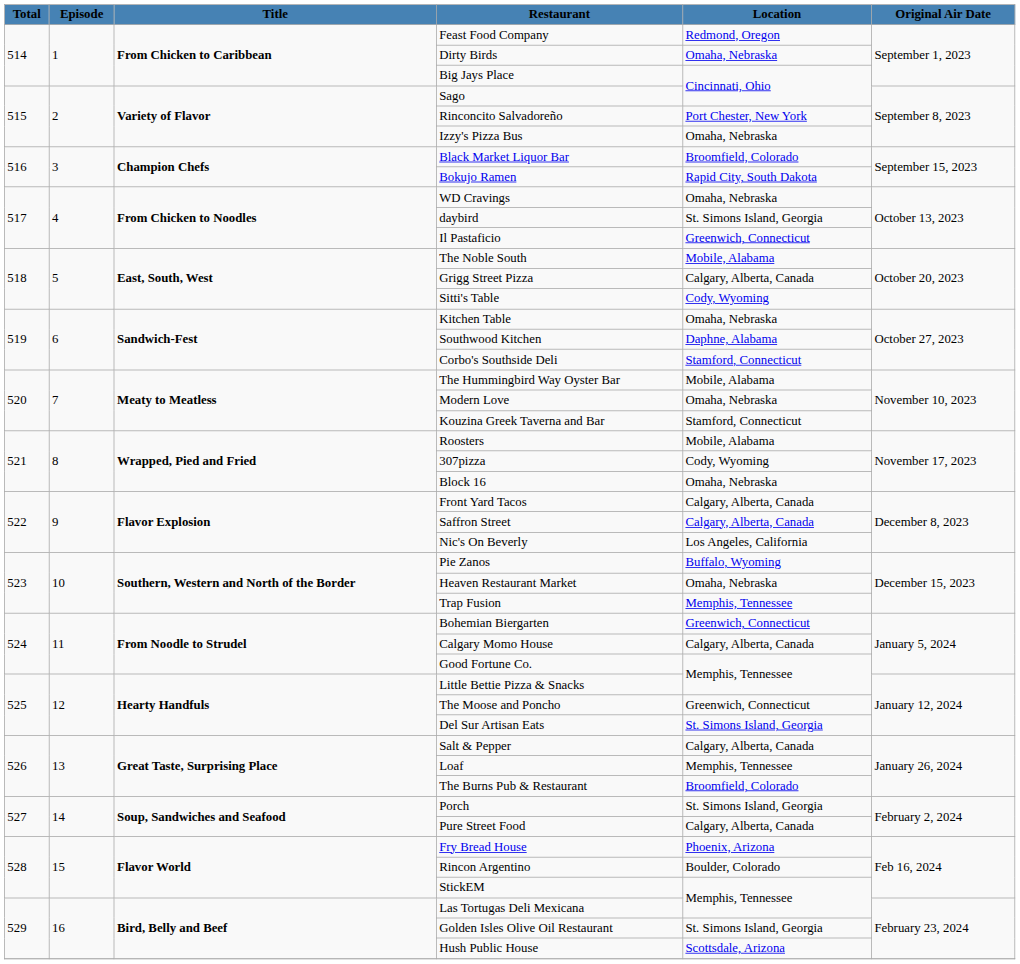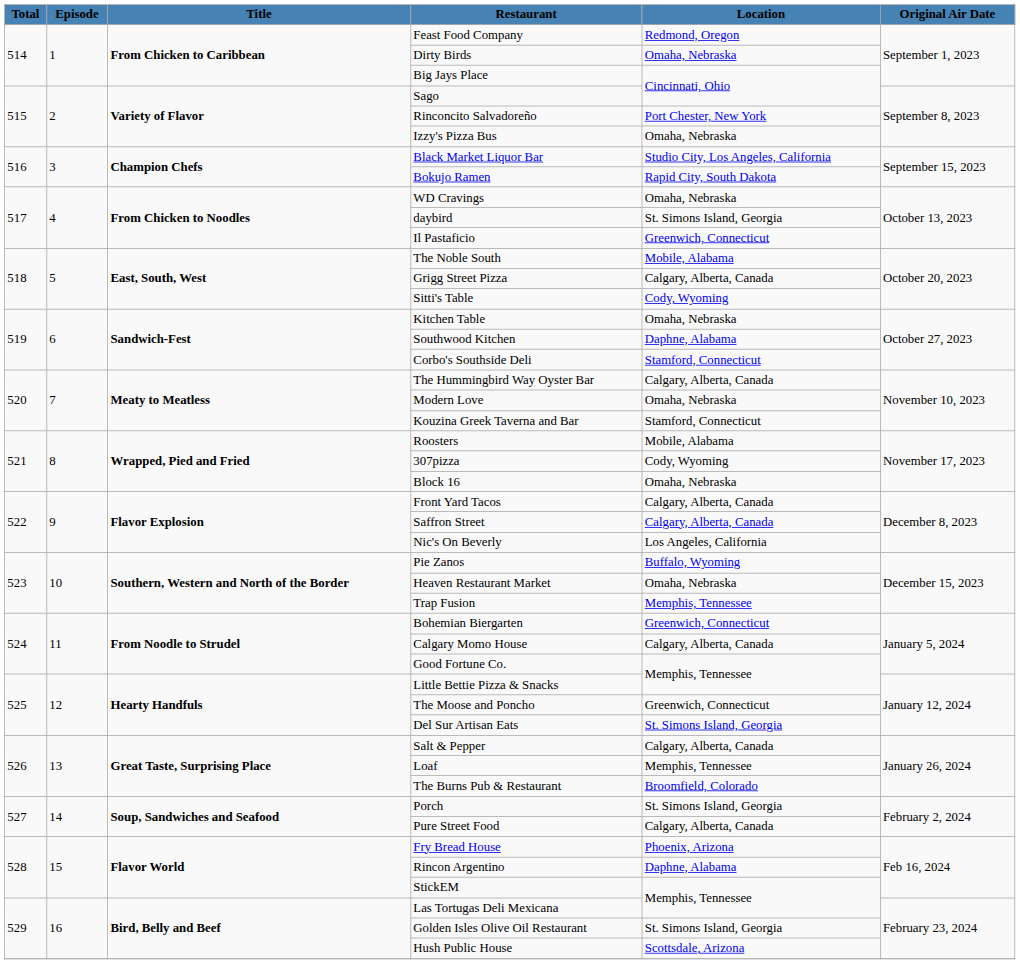(742, 156) Broomfield, Colorado -> (738, 156) Studio City, Los Angeles, California
(730, 380) Mobile, Alabama -> (709, 380) Calgary, Alberta, Canada
(733, 867) Boulder, Colorado -> (691, 867) Daphne, Alabama
